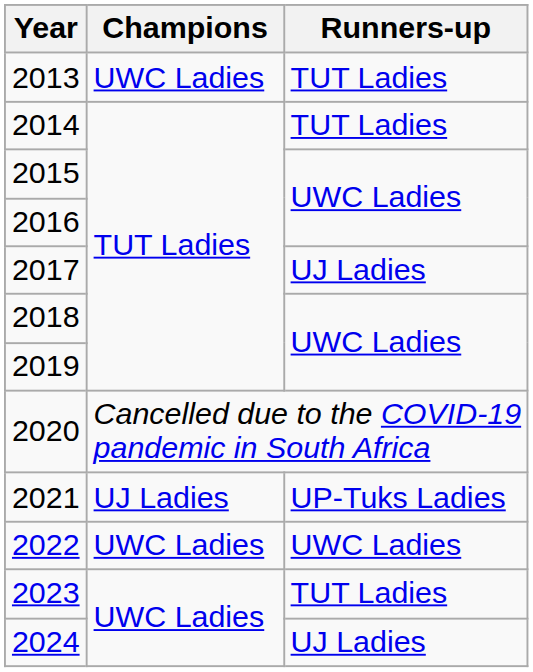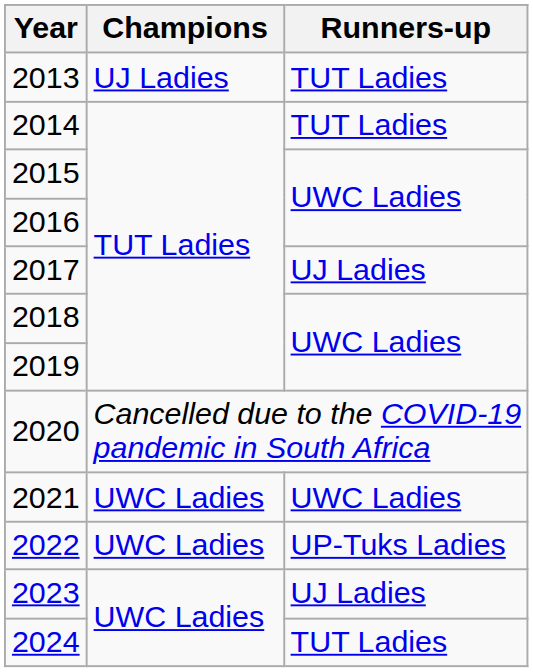(179, 76) UWC Ladies -> (161, 76) UJ Ladies
(161, 496) UJ Ladies -> (179, 496) UWC Ladies
(398, 496) UP-Tuks Ladies -> (376, 496) UWC Ladies
(376, 544) UWC Ladies -> (398, 544) UP-Tuks Ladies
(369, 593) TUT Ladies -> (358, 593) UJ Ladies
(358, 641) UJ Ladies -> (369, 641) TUT Ladies
